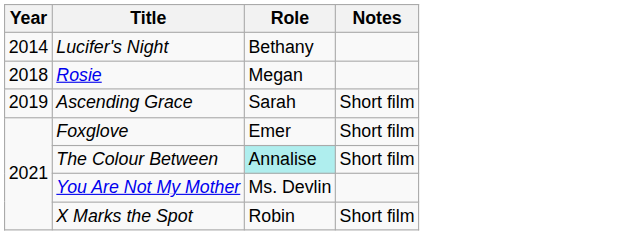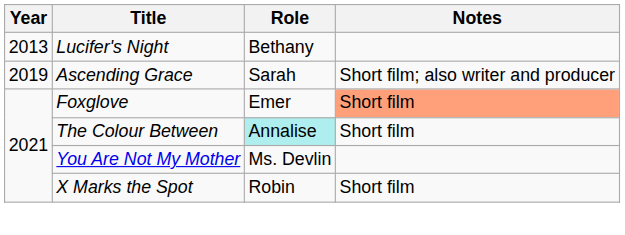(28, 46) 2014 -> (28, 46) 2013
- row: (79, 74)
(377, 103) Short film -> (477, 74) Short film; also writer and producer
(377, 131) no background -> (377, 103) lightsalmon background
